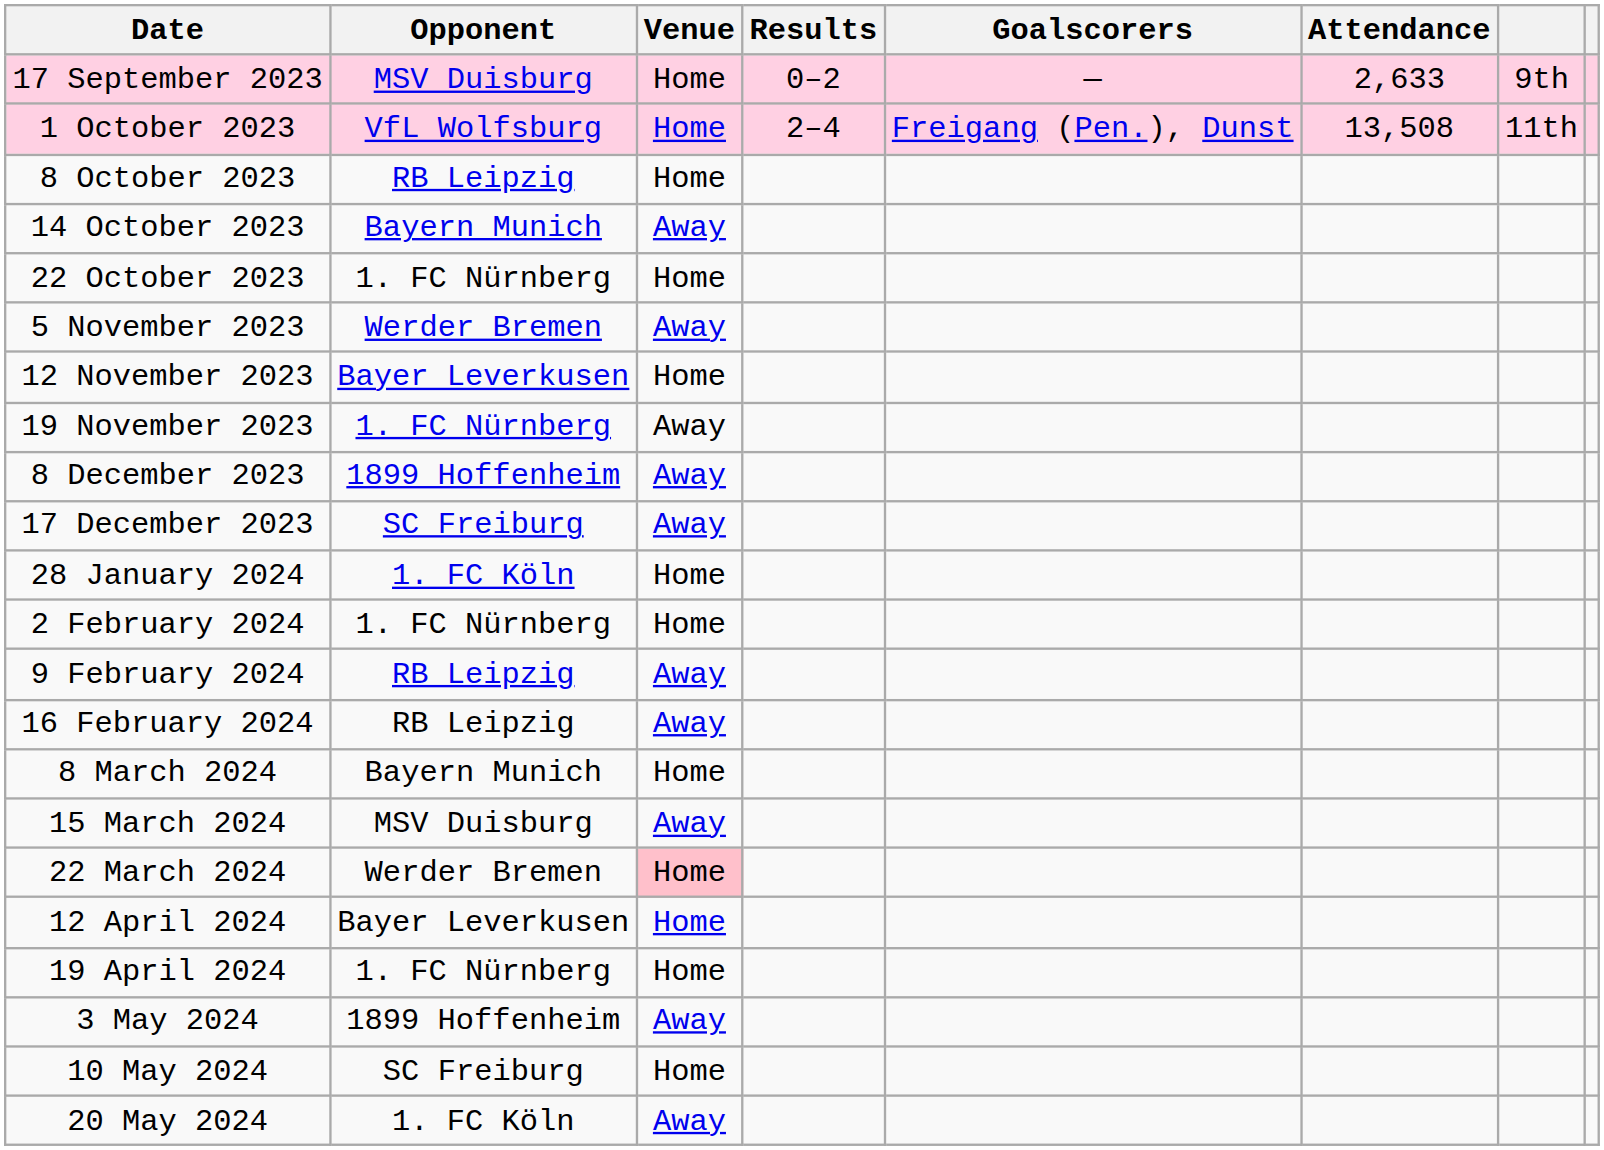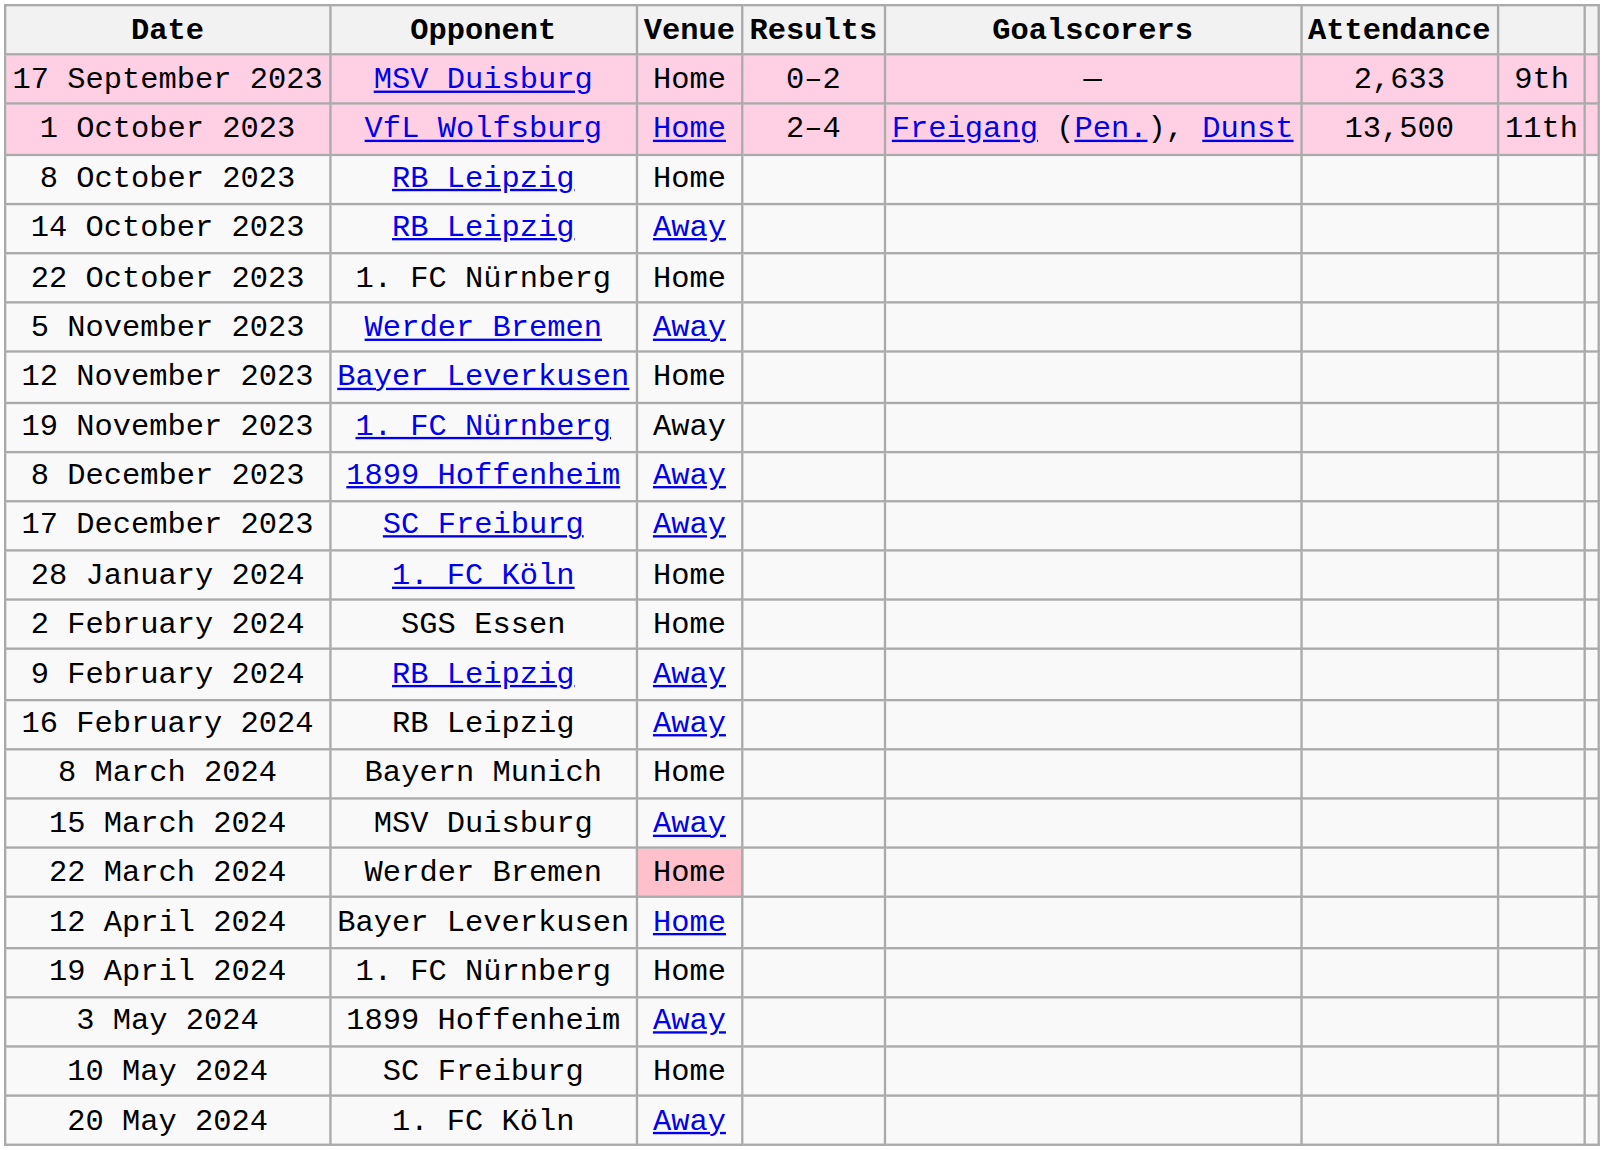(1399, 129) 13,508 -> (1399, 129) 13,500
(483, 228) Bayern Munich -> (483, 228) RB Leipzig
(483, 625) 1. FC Nürnberg -> (483, 625) SGS Essen
